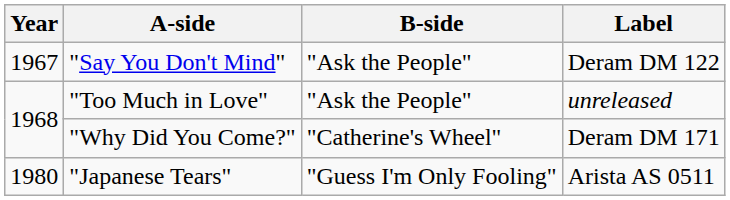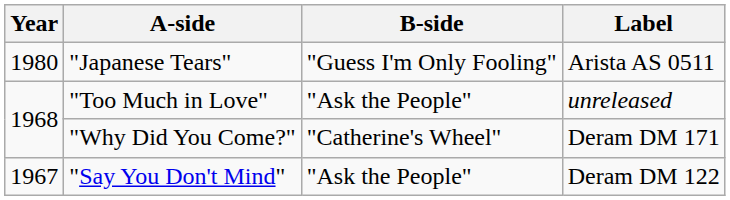rows swapped: (177, 61) <-> (150, 175)
